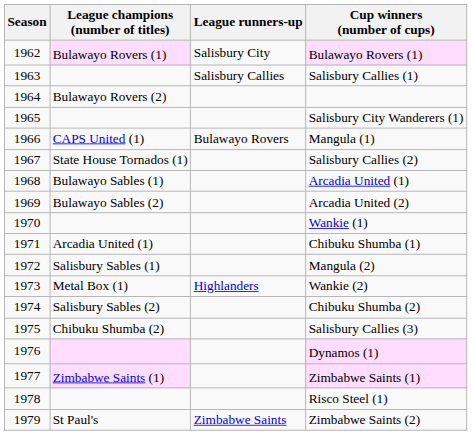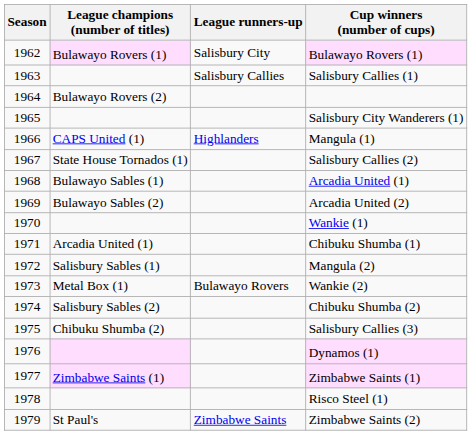(241, 138) Bulawayo Rovers -> (226, 138) Highlanders
(226, 286) Highlanders -> (241, 286) Bulawayo Rovers
